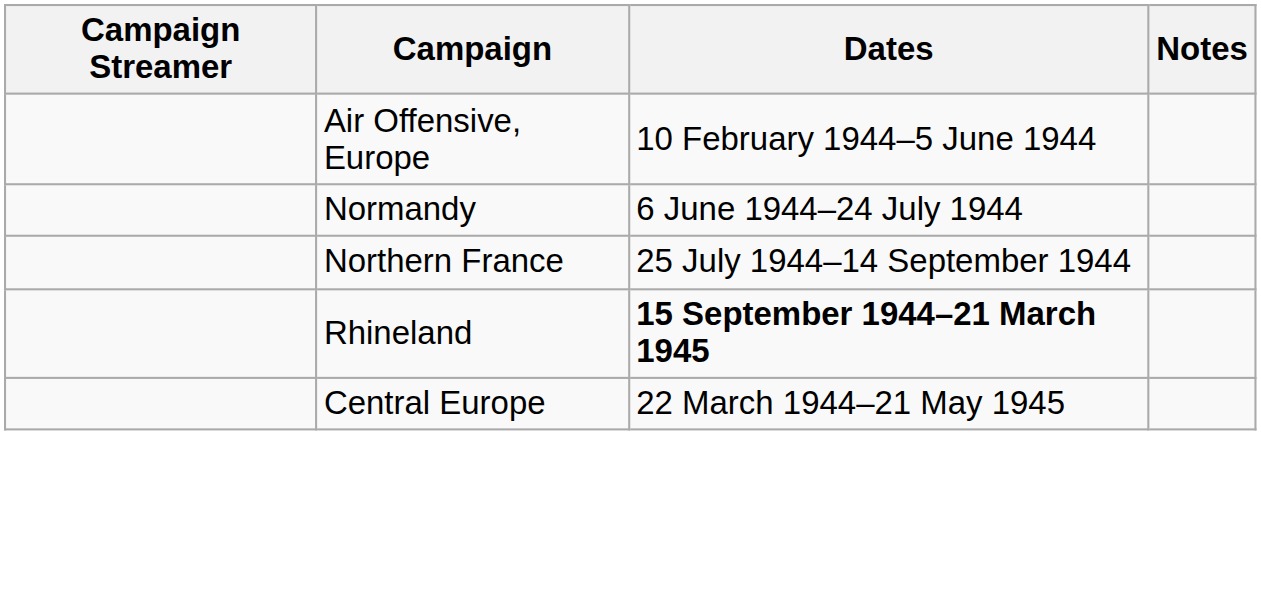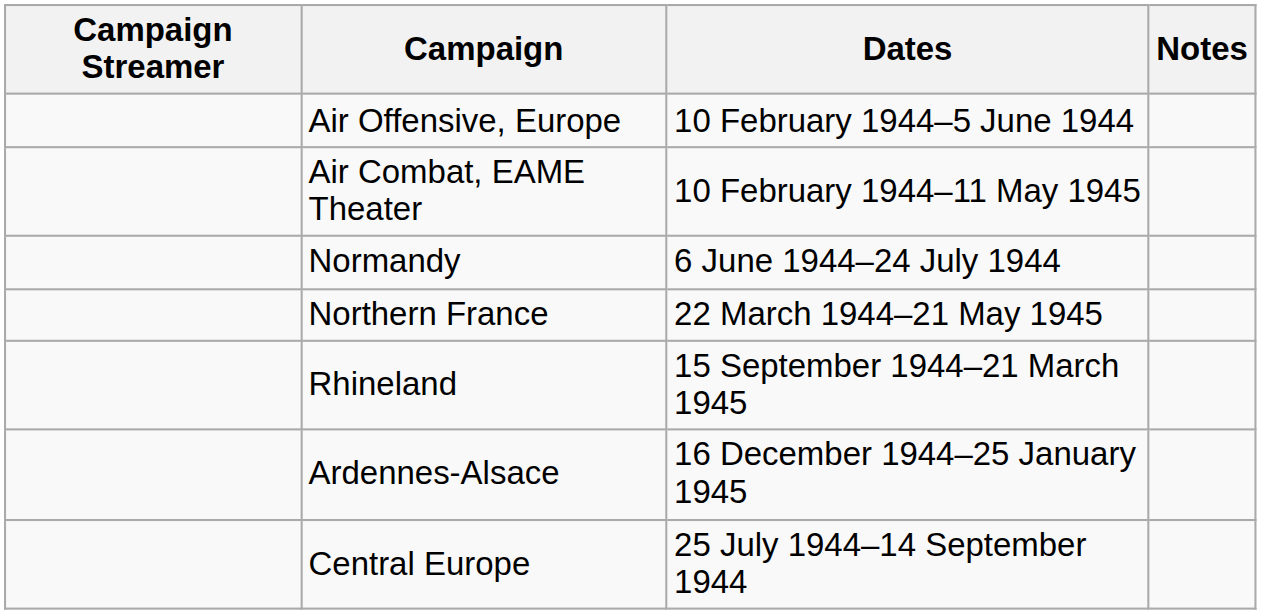+ row: (447, 190)
(884, 261) 25 July 1944–14 September 1944 -> (888, 313) 22 March 1944–21 May 1945
(866, 332) bold -> (897, 384) normal
+ row: (434, 474)
(851, 403) 22 March 1944–21 May 1945 -> (880, 563) 25 July 1944–14 September 1944
